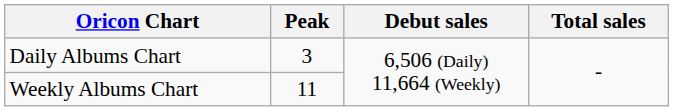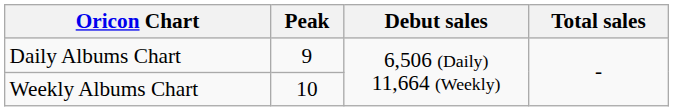(307, 55) 3 -> (307, 55) 9
(307, 88) 11 -> (307, 88) 10
